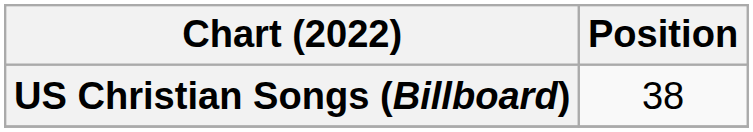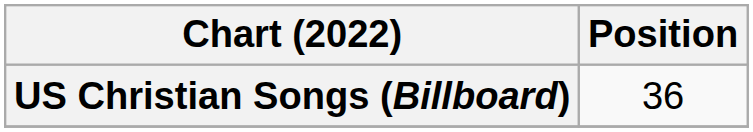(663, 95) 38 -> (663, 95) 36
